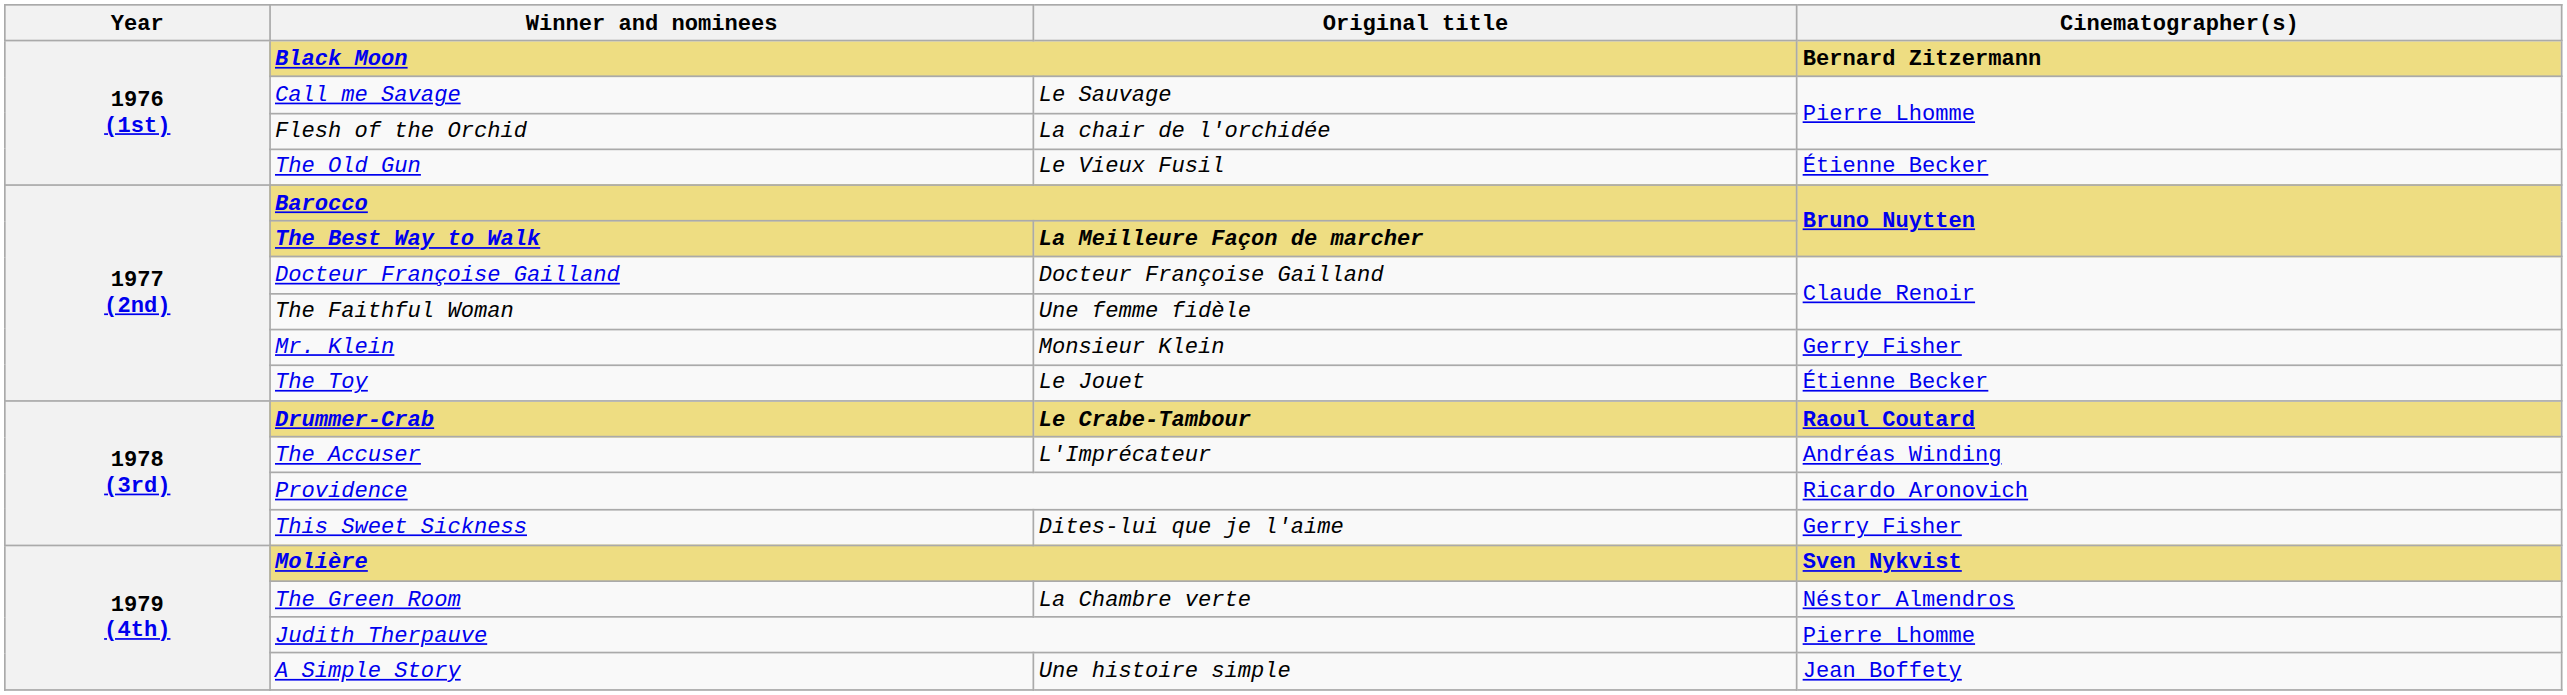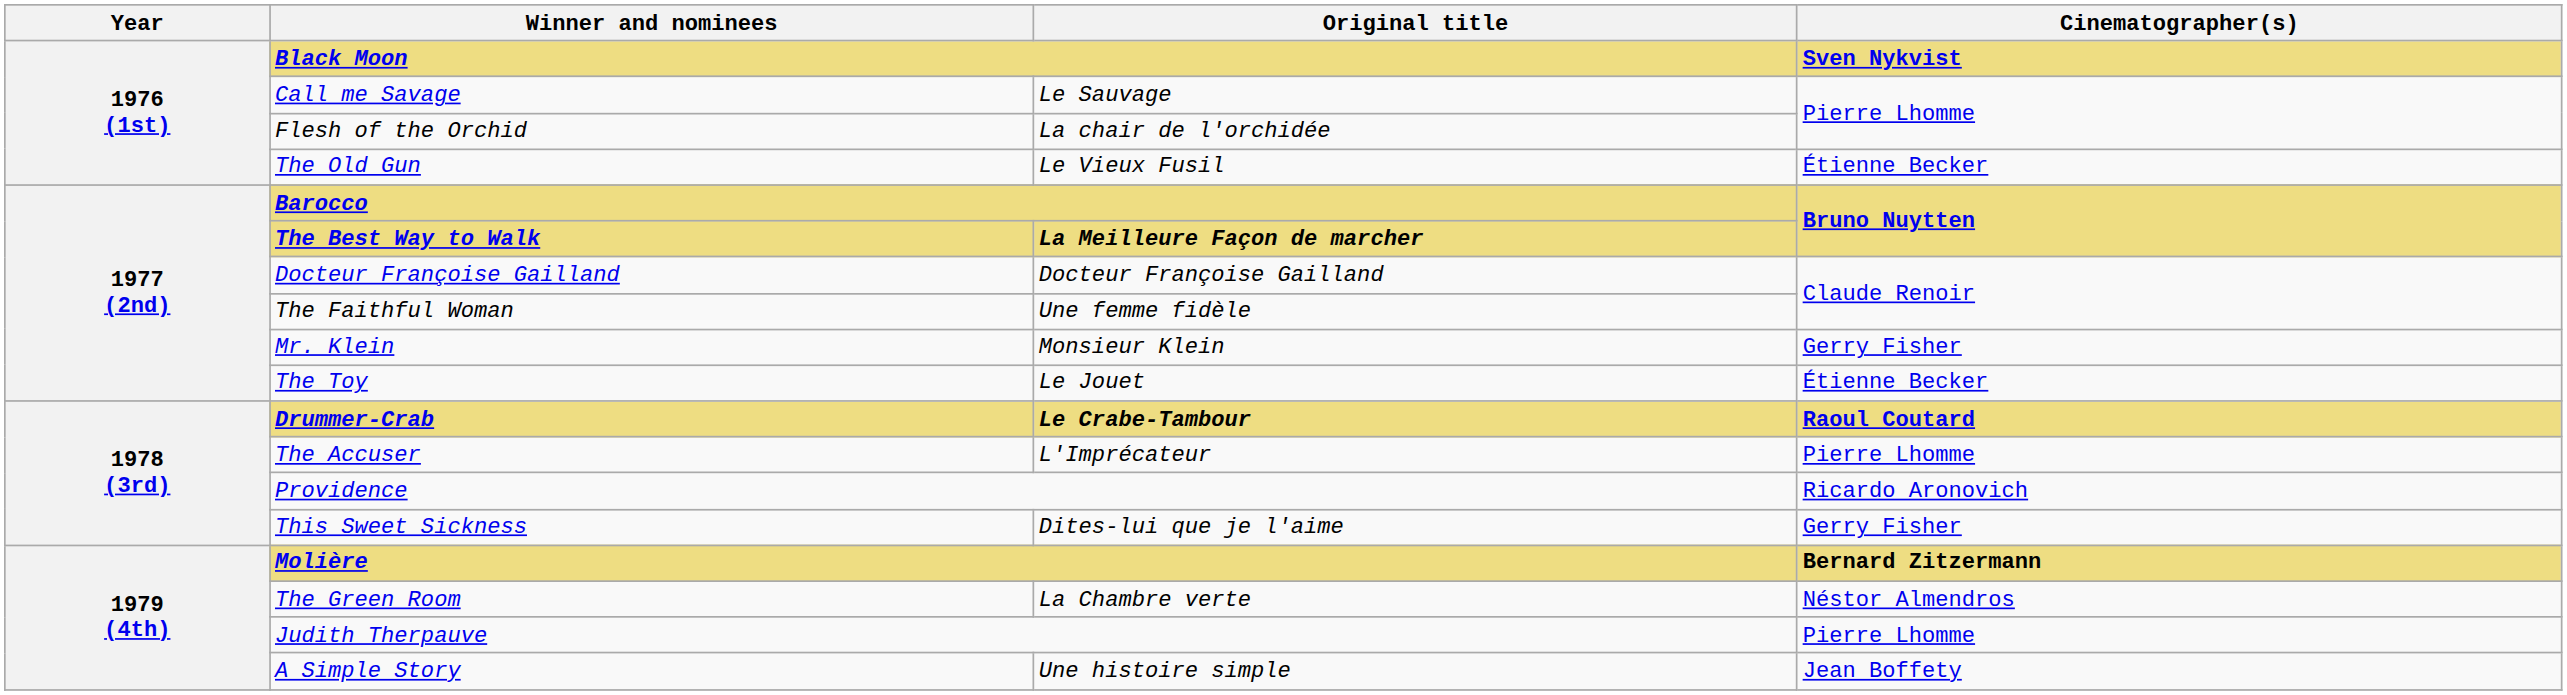(1922, 59) Bernard Zitzermann -> (1882, 59) Sven Nykvist
(1902, 455) Andréas Winding -> (1889, 455) Pierre Lhomme
(1882, 563) Sven Nykvist -> (1922, 563) Bernard Zitzermann
